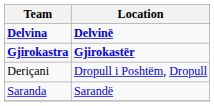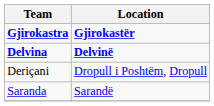rows swapped: (27, 33) <-> (38, 52)
